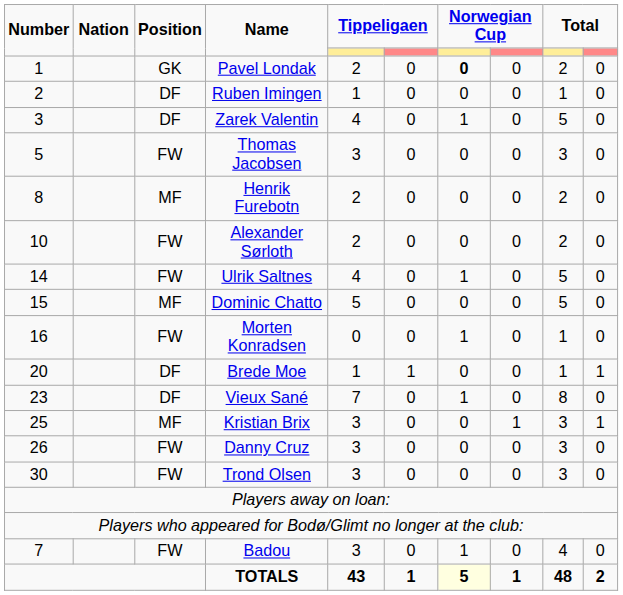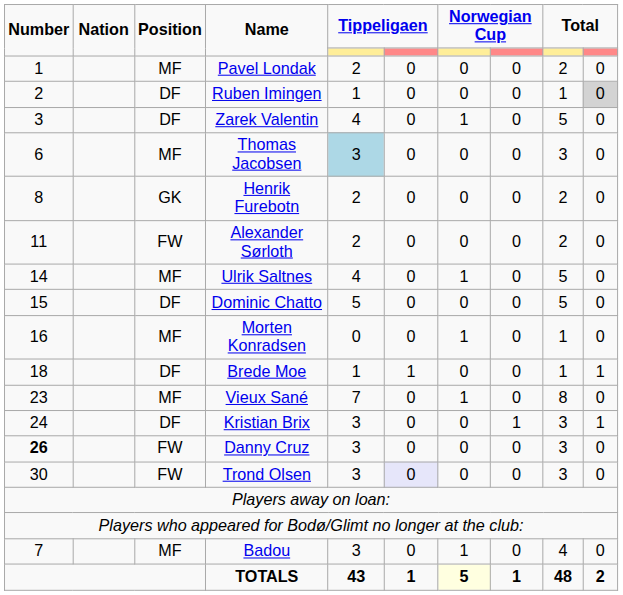(170, 68) GK -> (170, 68) MF
(464, 68) bold -> (464, 68) normal
(600, 94) no background -> (600, 94) lightgrey background
(39, 154) 5 -> (39, 154) 6
(170, 154) FW -> (170, 154) MF
(356, 154) no background -> (356, 154) lightblue background
(170, 198) MF -> (170, 198) GK
(39, 242) 10 -> (39, 242) 11
(170, 276) FW -> (170, 276) MF
(170, 302) MF -> (170, 302) DF
(170, 337) FW -> (170, 337) MF
(39, 371) 20 -> (39, 371) 18
(170, 397) DF -> (170, 397) MF
(39, 423) 25 -> (39, 423) 24
(170, 423) MF -> (170, 423) DF
(39, 448) normal -> (39, 448) bold
(411, 474) no background -> (411, 474) lavender background
(170, 551) FW -> (170, 551) MF
